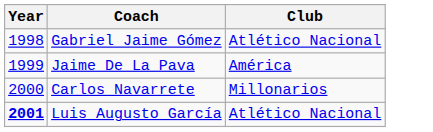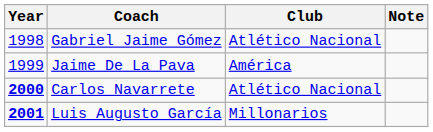+ column: (406, 17)
(26, 90) normal -> (26, 90) bold
(278, 90) Millonarios -> (305, 90) Atlético Nacional
(305, 114) Atlético Nacional -> (278, 114) Millonarios
